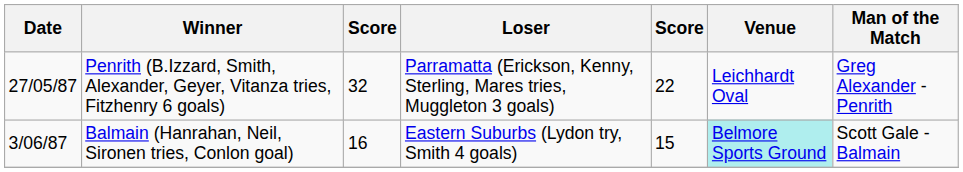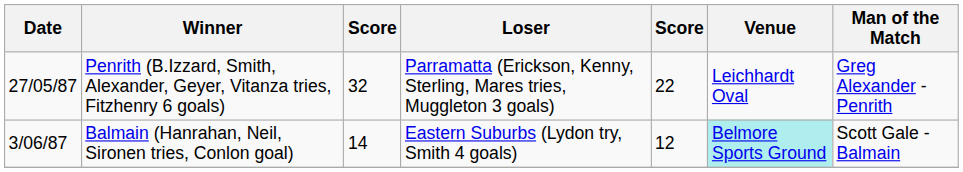(358, 143) 16 -> (358, 143) 14
(665, 143) 15 -> (665, 143) 12
